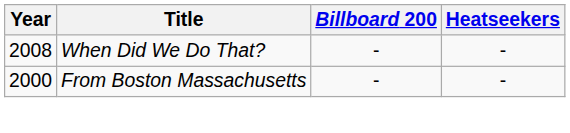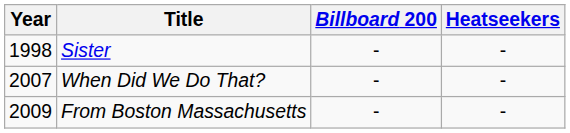+ row: (86, 50)
(31, 50) 2008 -> (31, 81) 2007
(31, 81) 2000 -> (31, 111) 2009
